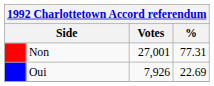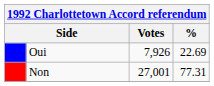rows swapped: (39, 52) <-> (38, 72)
